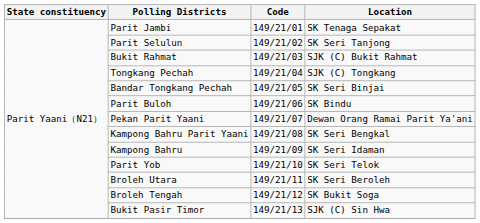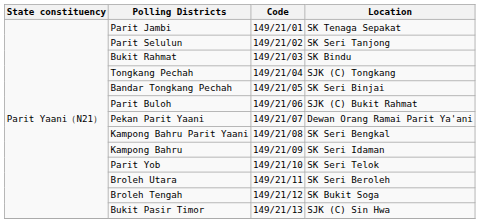(362, 58) SJK (C) Bukit Rahmat -> (329, 58) SK Bindu
(329, 104) SK Bindu -> (362, 104) SJK (C) Bukit Rahmat
